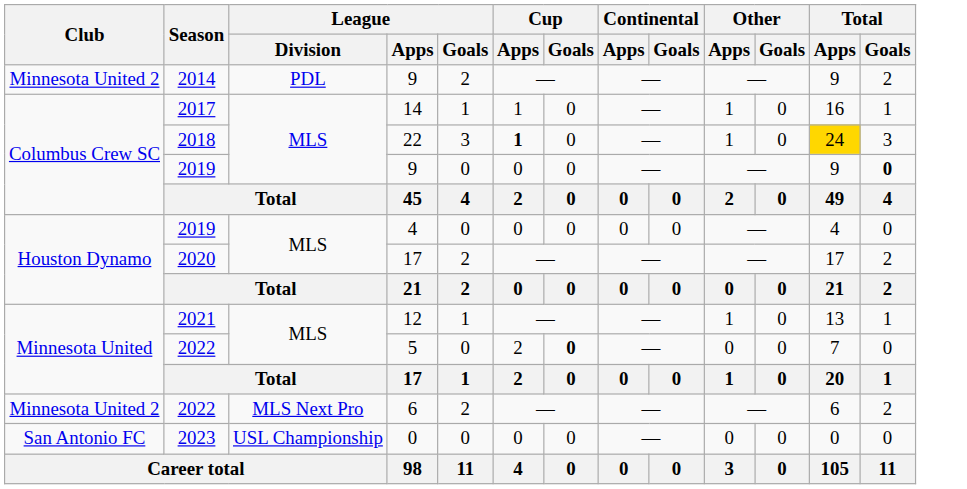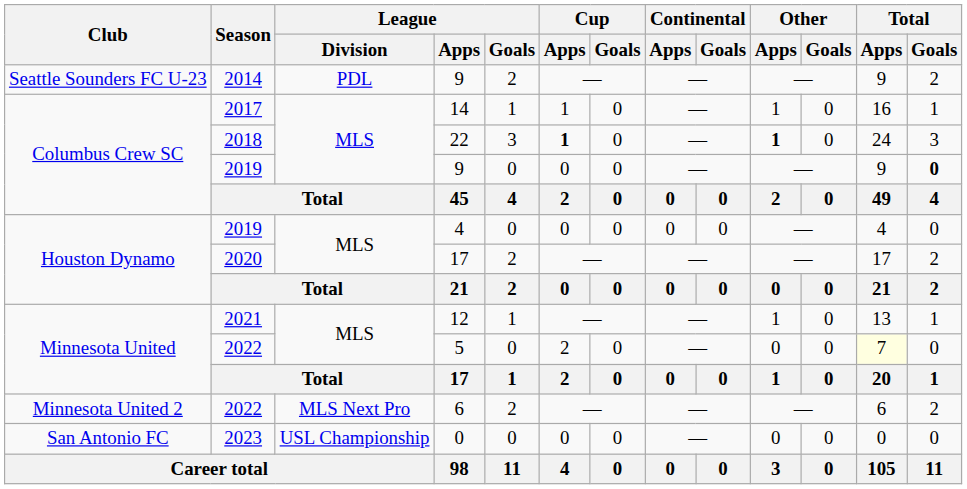(84, 79) Minnesota United 2 -> (108, 79) Seattle Sounders FC U-23
(729, 139) normal -> (776, 139) bold
(835, 139) gold background -> (881, 139) no background
(571, 348) bold -> (618, 348) normal
(835, 348) no background -> (881, 348) lightyellow background
